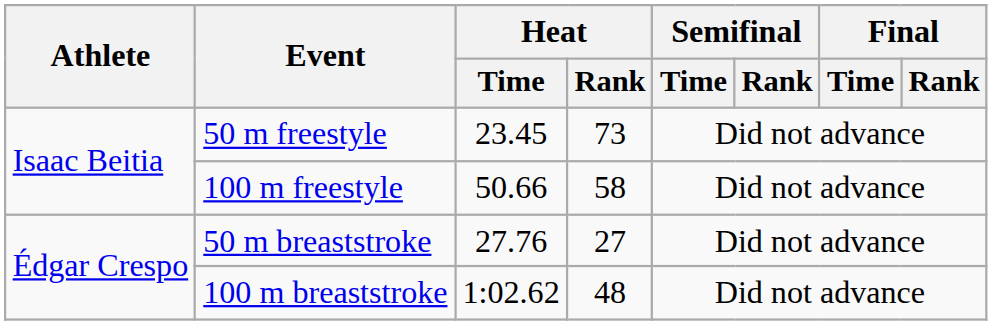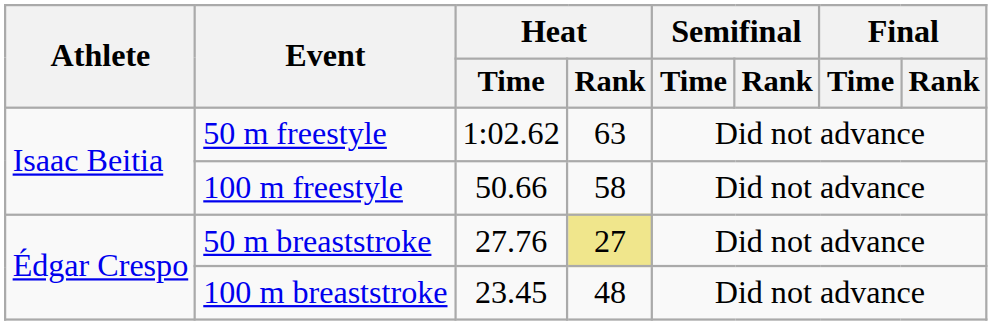(511, 134) 23.45 -> (511, 134) 1:02.62
(610, 134) 73 -> (610, 134) 63
(610, 240) no background -> (610, 240) khaki background
(511, 293) 1:02.62 -> (511, 293) 23.45
